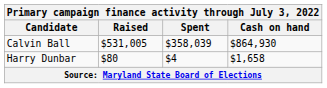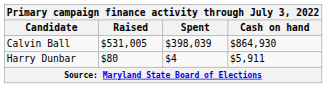(188, 44) $358,039 -> (188, 44) $398,039
(247, 59) $1,658 -> (247, 59) $5,911
